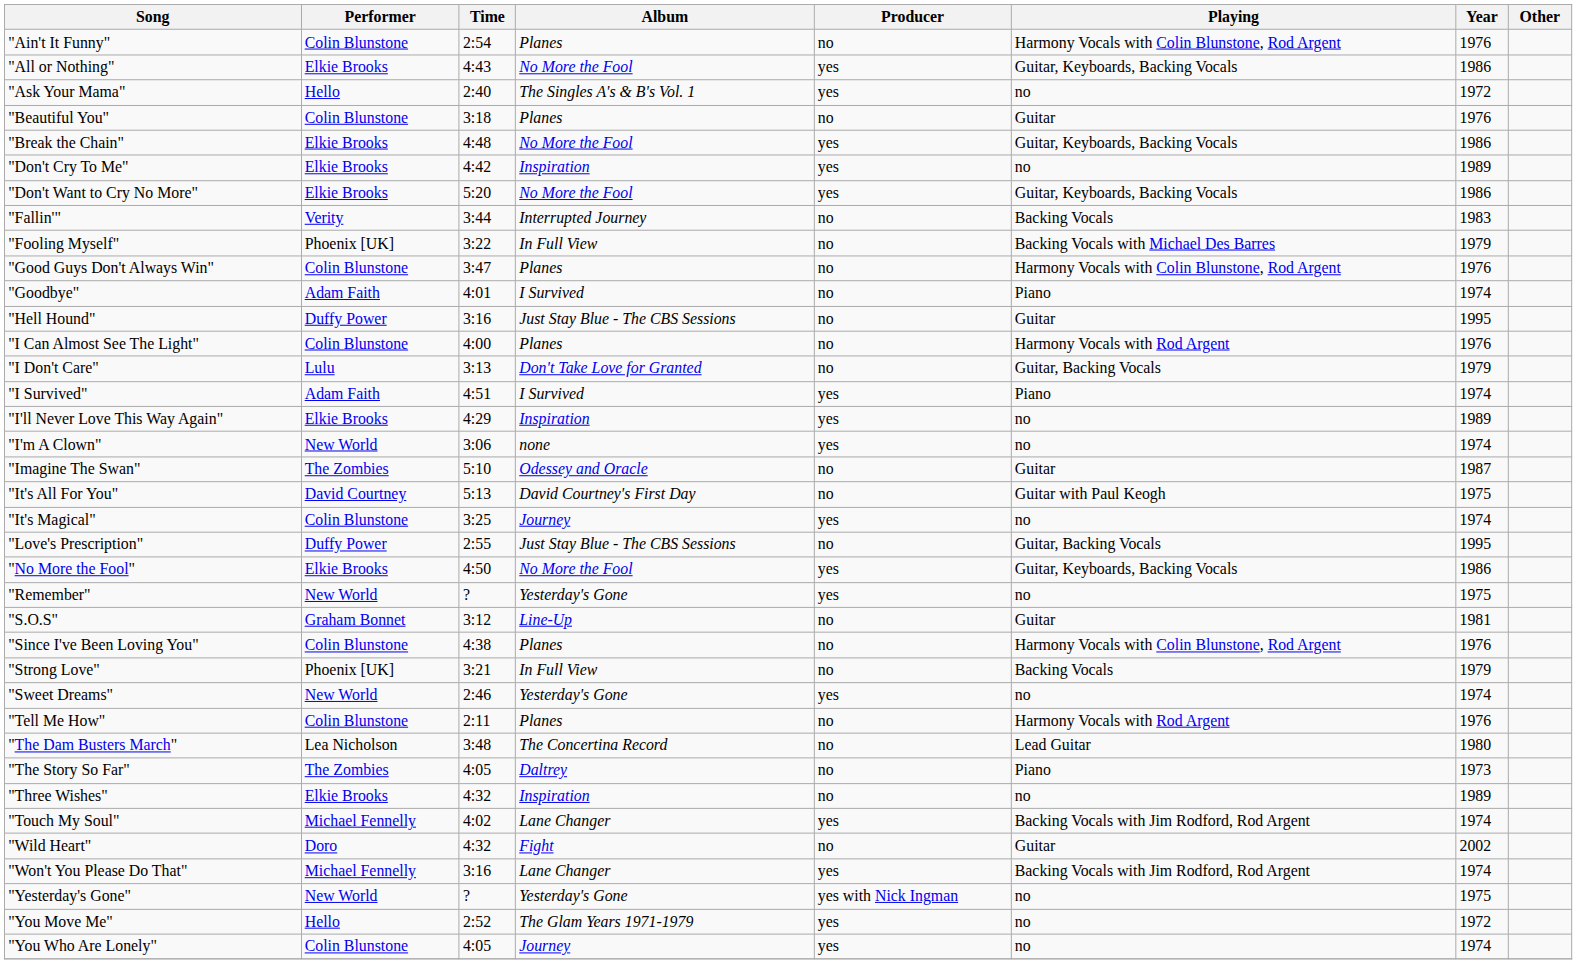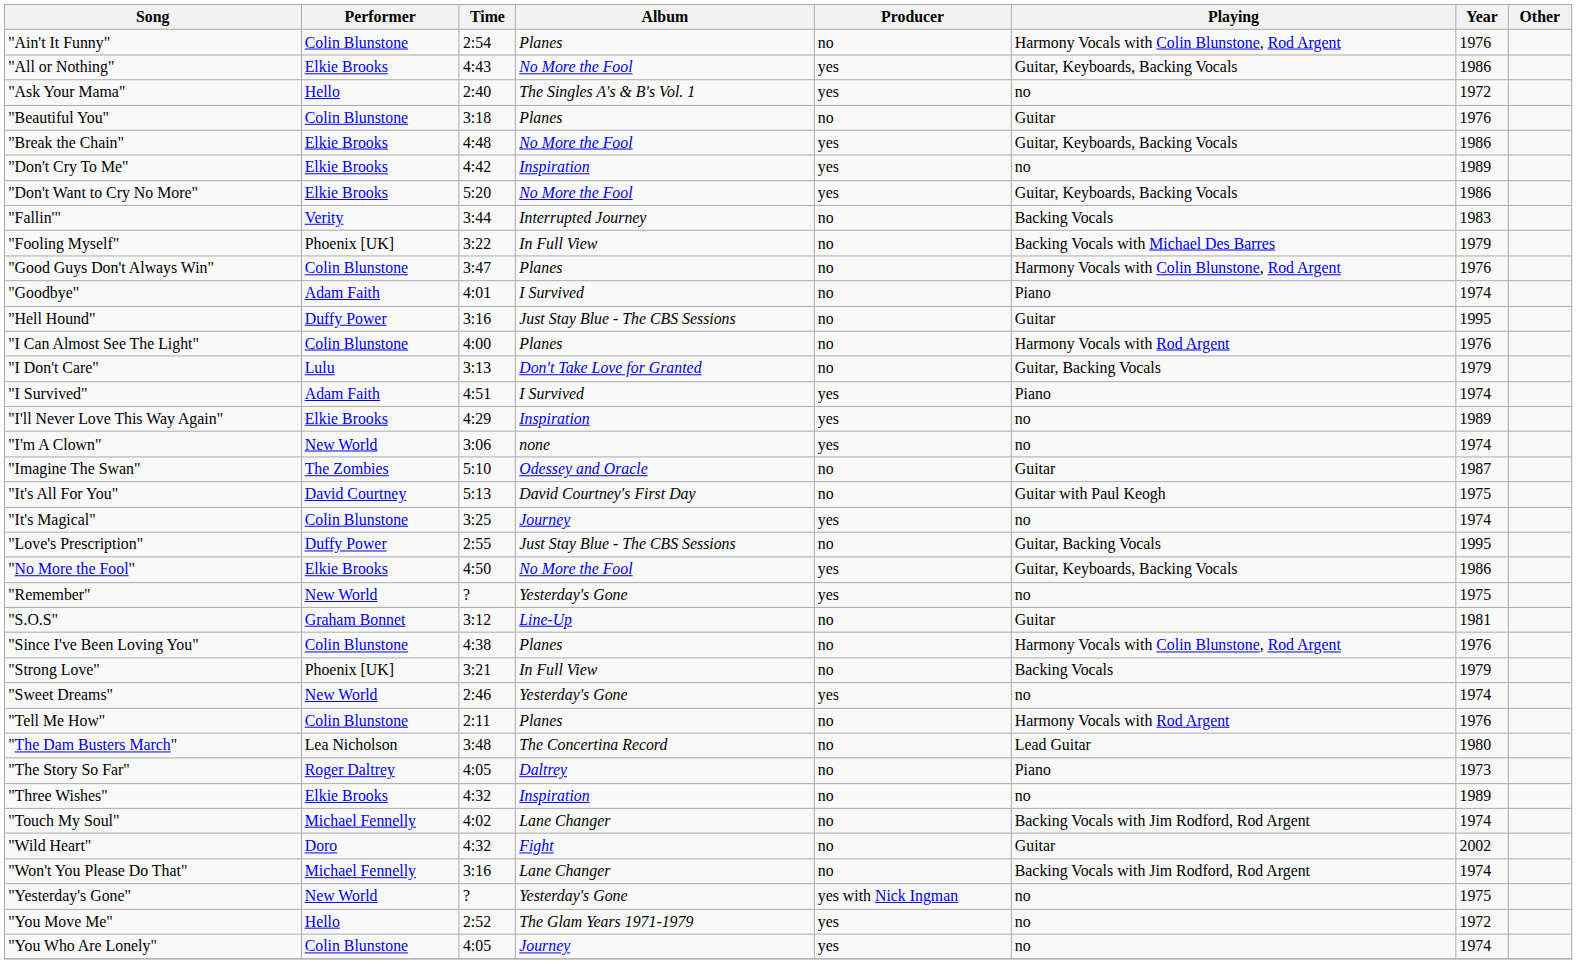(347, 770) The Zombies -> (350, 770) Roger Daltrey
(828, 820) yes -> (826, 820) no
(828, 871) yes -> (826, 871) no
